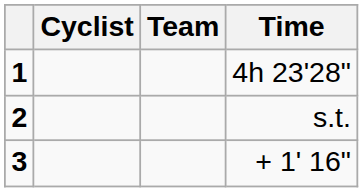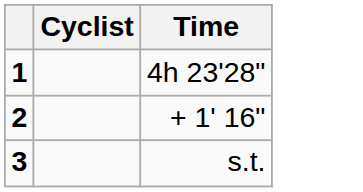- column: (183, 27)
(332, 117) s.t. -> (218, 117) + 1' 16"
(303, 162) + 1' 16" -> (246, 162) s.t.
